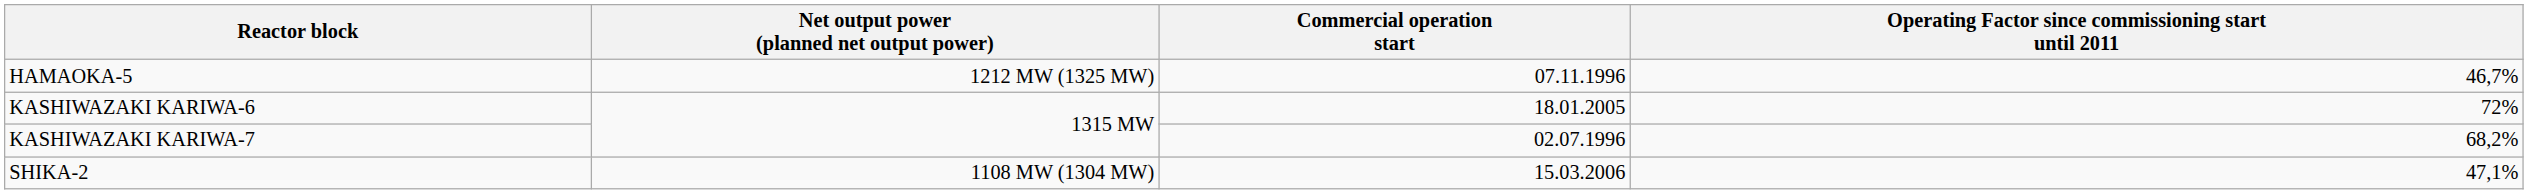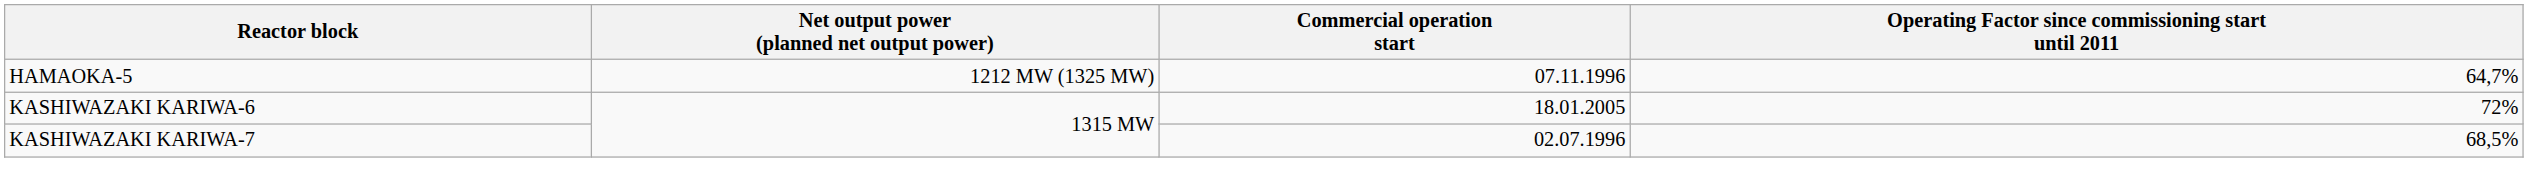(2492, 75) 46,7% -> (2492, 75) 64,7%
(2492, 140) 68,2% -> (2492, 140) 68,5%
- row: (49, 172)
